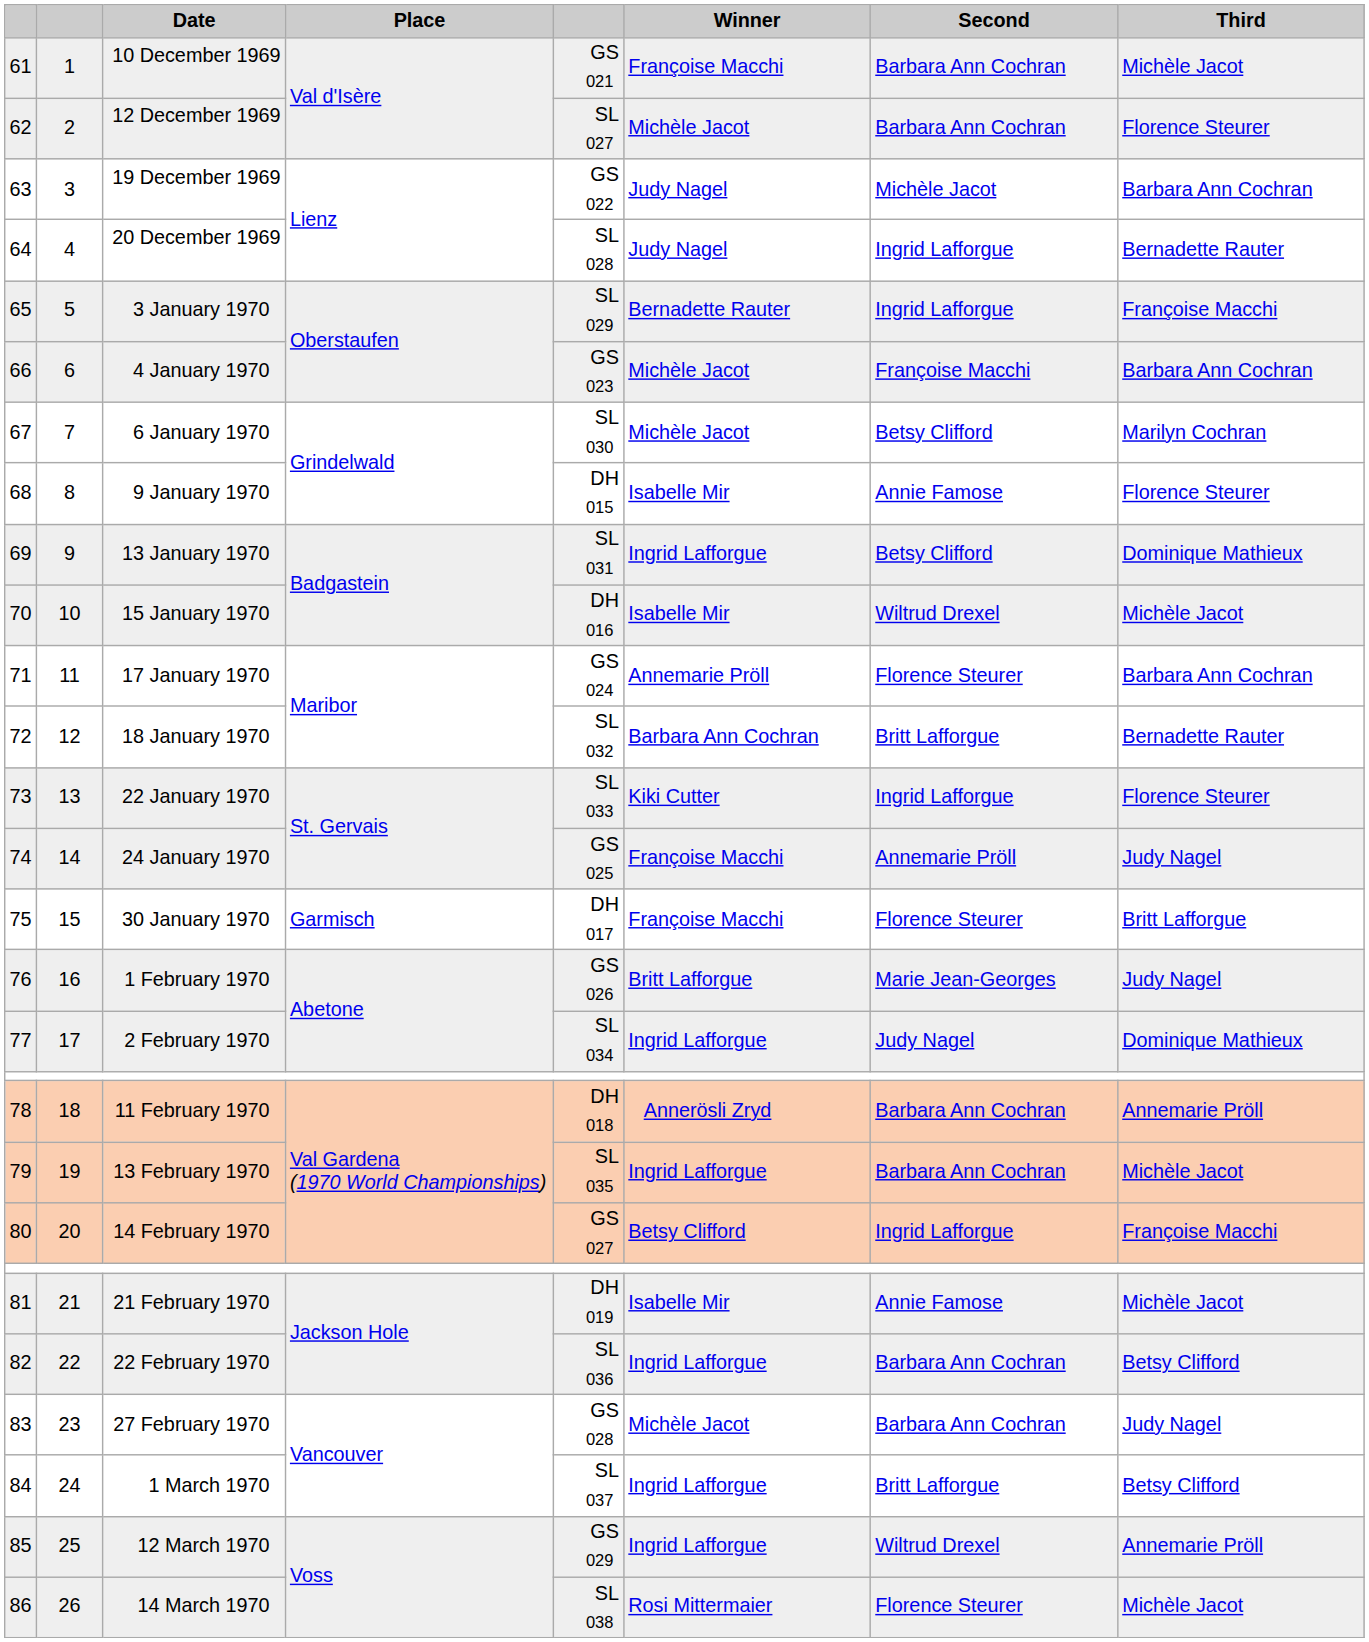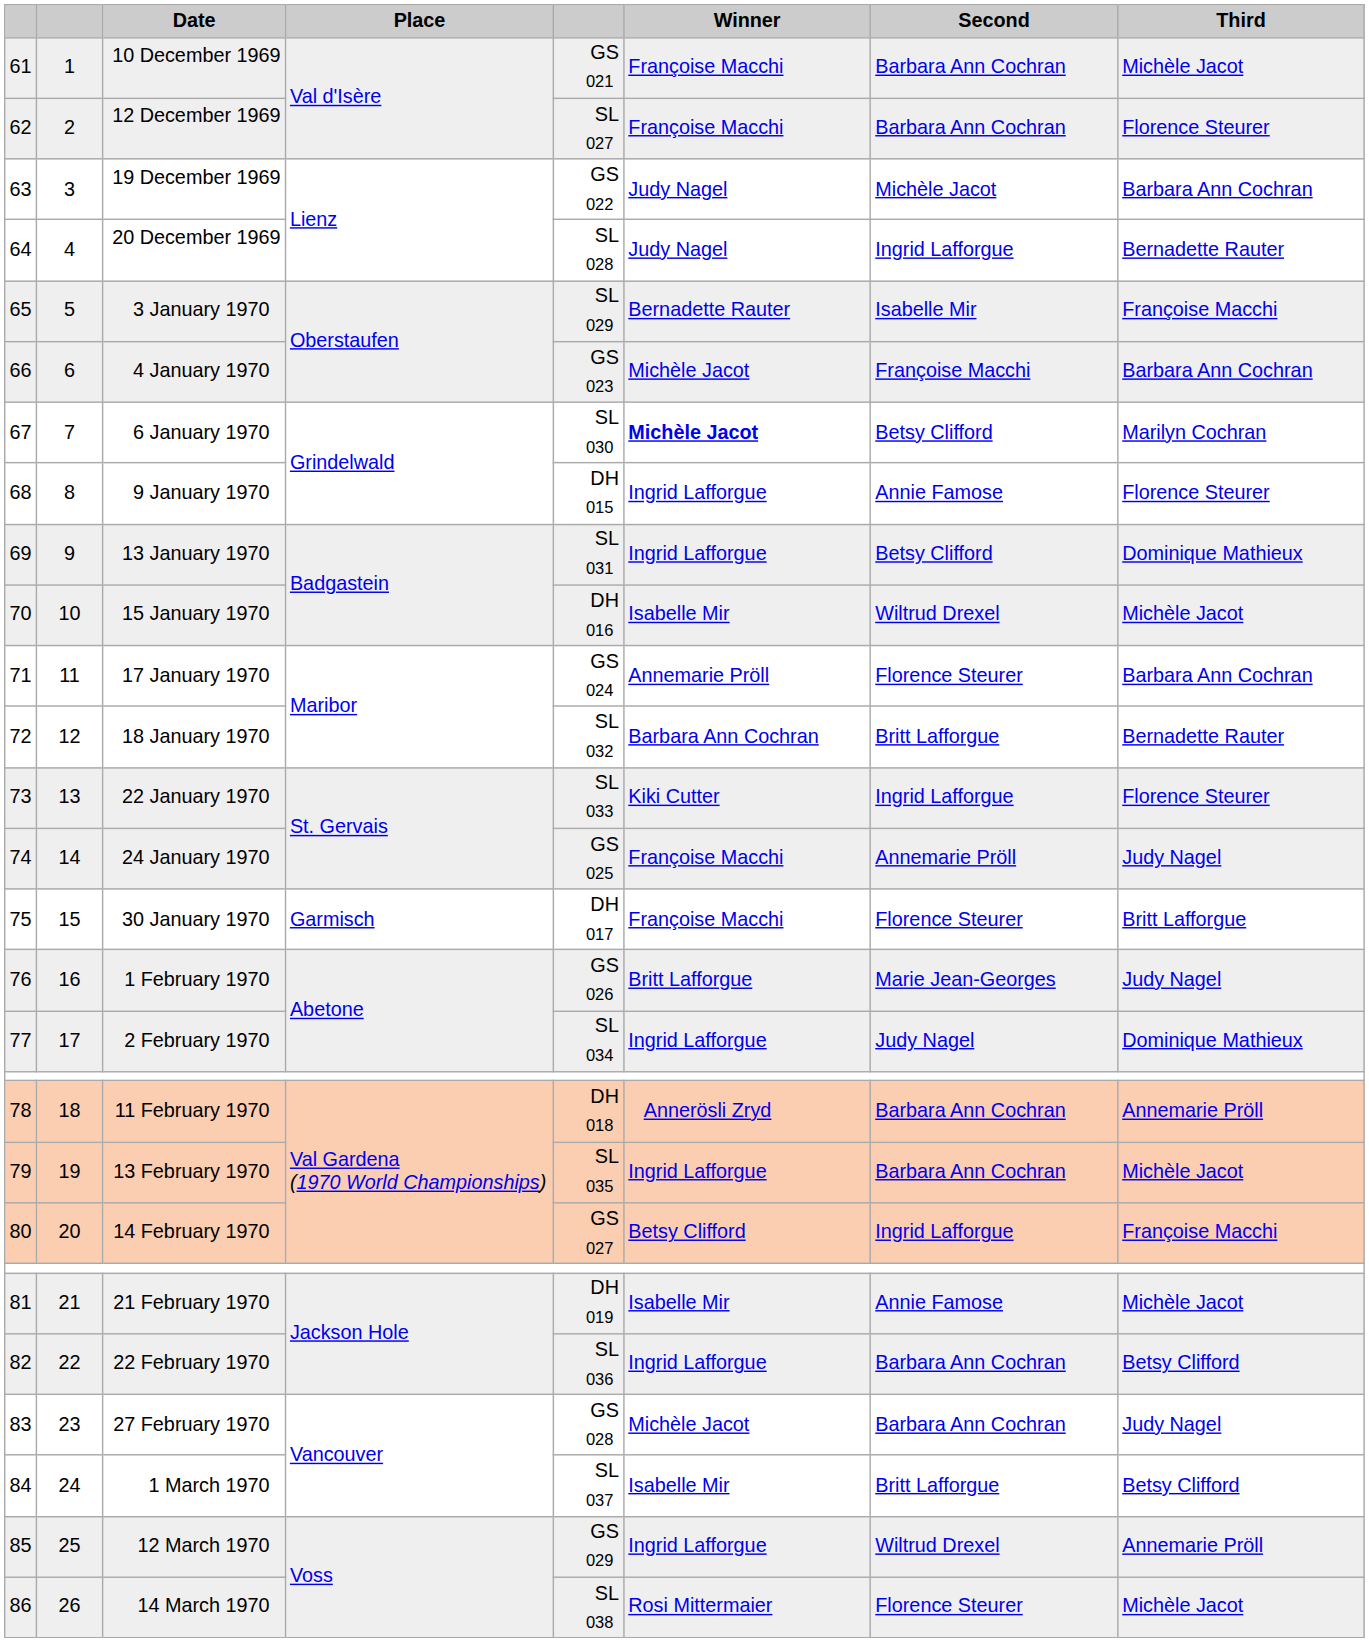(689, 127) Michèle Jacot -> (706, 127) Françoise Macchi
(944, 310) Ingrid Lafforgue -> (926, 310) Isabelle Mir
(689, 432) normal -> (693, 432) bold
(679, 492) Isabelle Mir -> (697, 492) Ingrid Lafforgue
(697, 1485) Ingrid Lafforgue -> (679, 1485) Isabelle Mir
